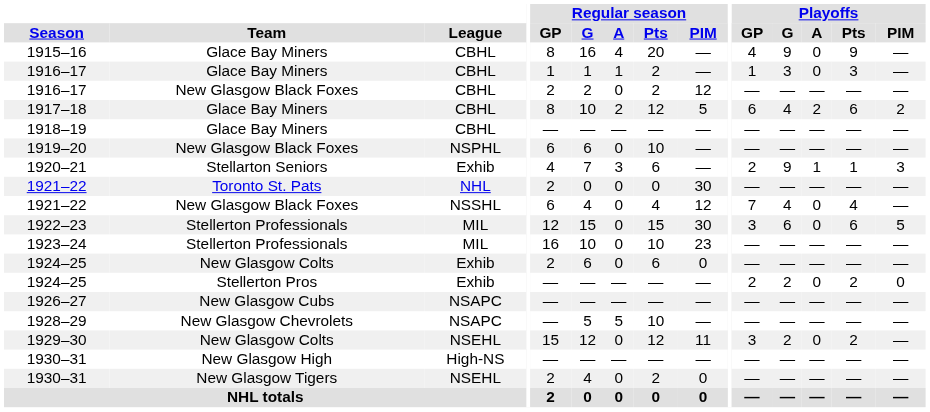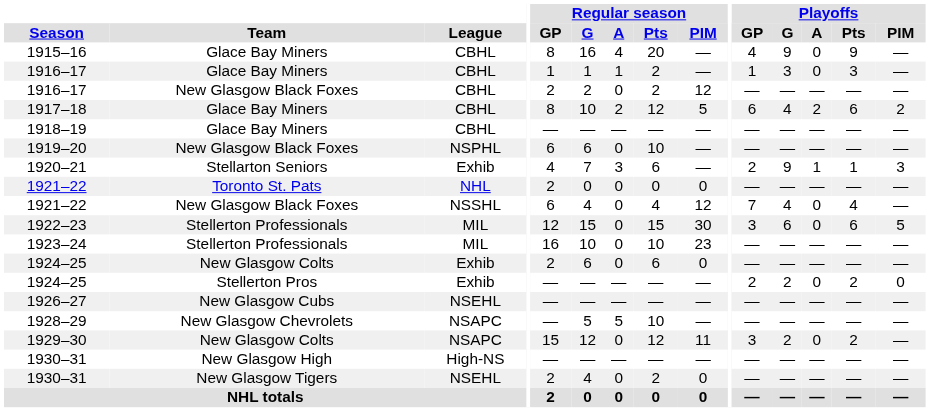(703, 186) 30 -> (703, 186) 0
(475, 301) NSAPC -> (475, 301) NSEHL
(475, 340) NSEHL -> (475, 340) NSAPC
